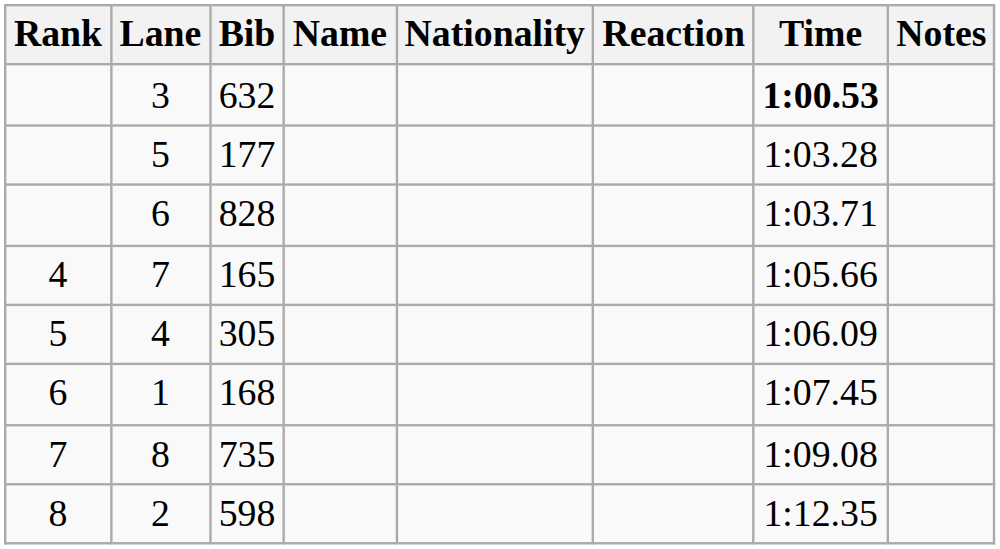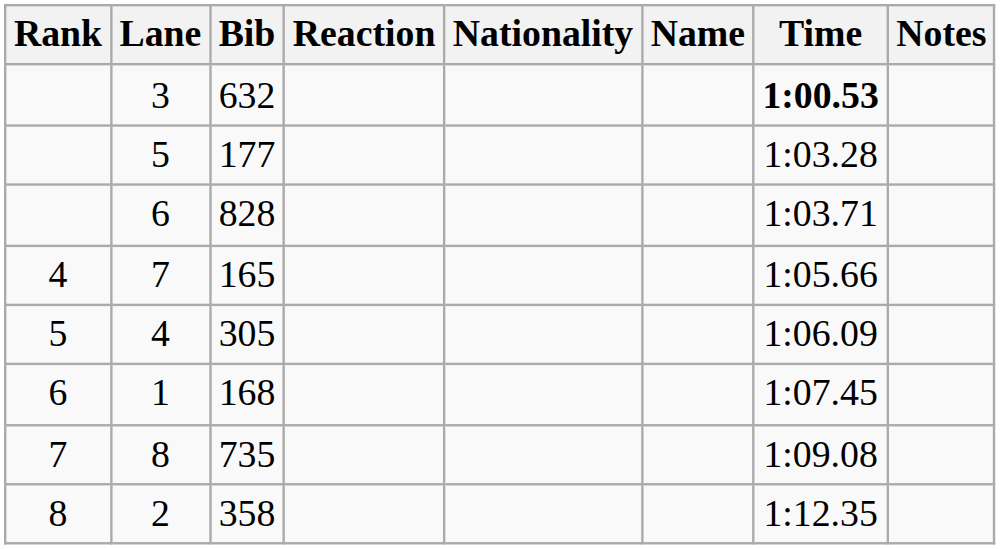columns swapped: (340, 34) <-> (674, 34)
(247, 513) 598 -> (247, 513) 358
